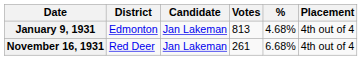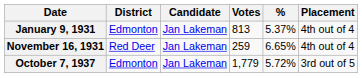(281, 30) 4.68% -> (281, 30) 5.37%
(241, 47) 261 -> (241, 47) 259
(281, 47) 6.68% -> (281, 47) 6.65%
+ row: (55, 64)
